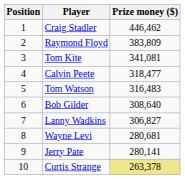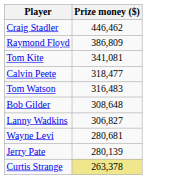- column: (23, 12)
(145, 43) 383,809 -> (107, 43) 386,809
(145, 105) 308,640 -> (107, 105) 308,648
(145, 151) 280,141 -> (107, 151) 280,139
